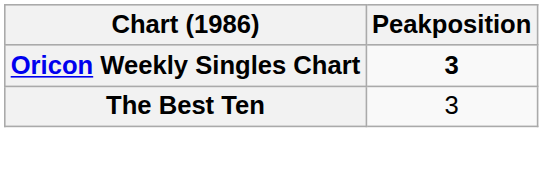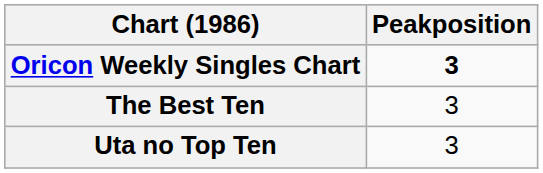+ row: (185, 146)
